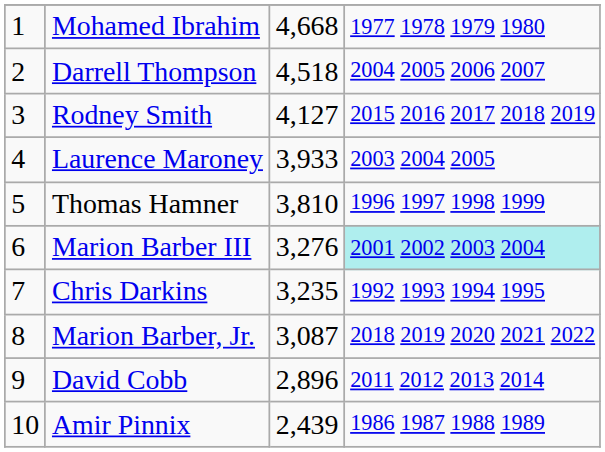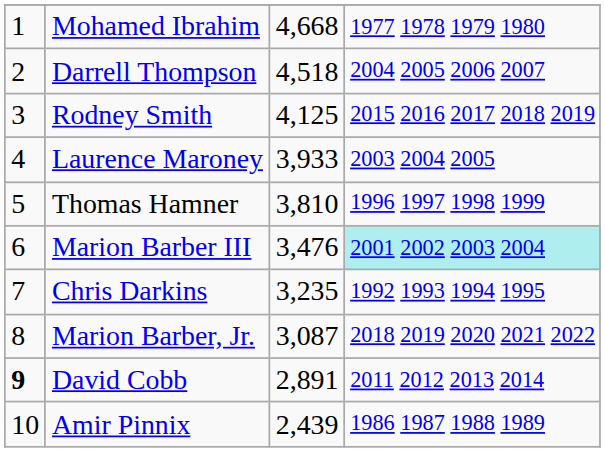(307, 114) 4,127 -> (307, 114) 4,125
(307, 247) 3,276 -> (307, 247) 3,476
(18, 379) normal -> (18, 379) bold
(307, 379) 2,896 -> (307, 379) 2,891
